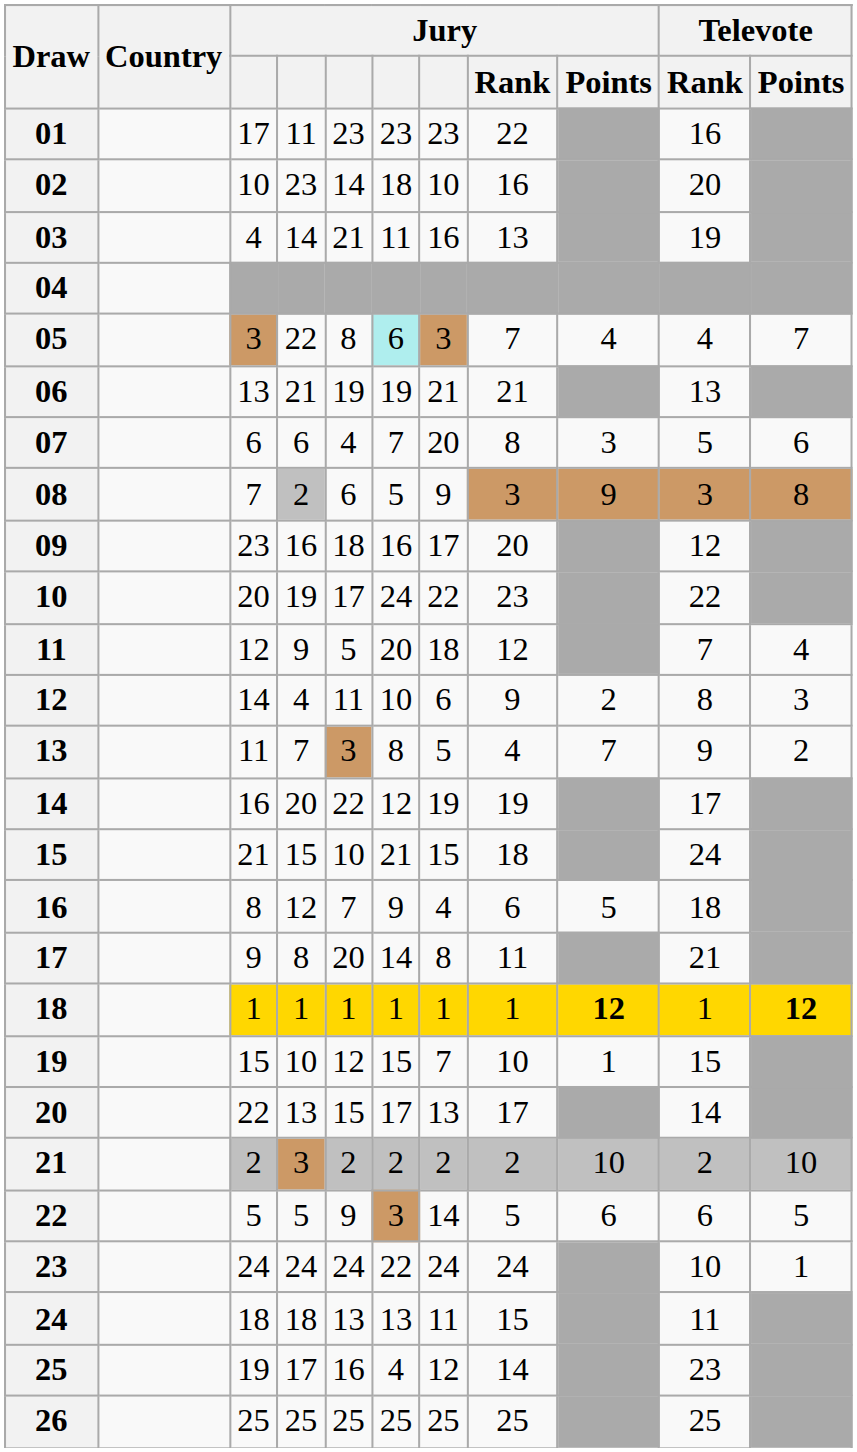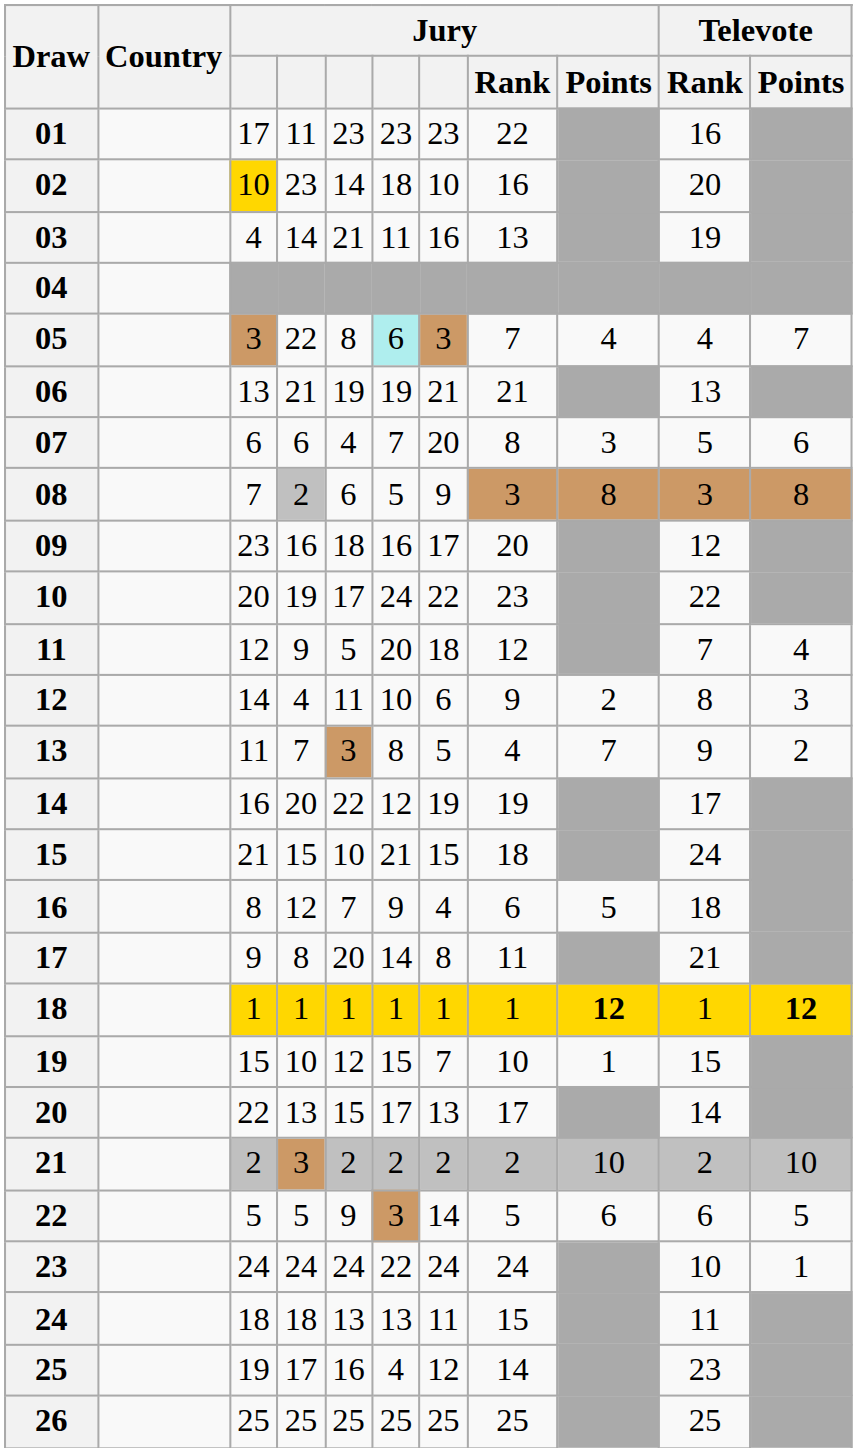(254, 184) no background -> (254, 184) gold background
(609, 493) 9 -> (609, 493) 8
